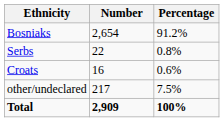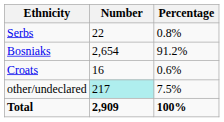rows swapped: (29, 32) <-> (20, 51)
(101, 88) no background -> (101, 88) paleturquoise background
